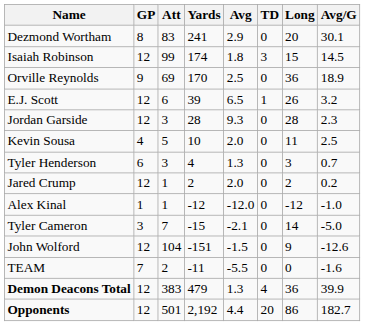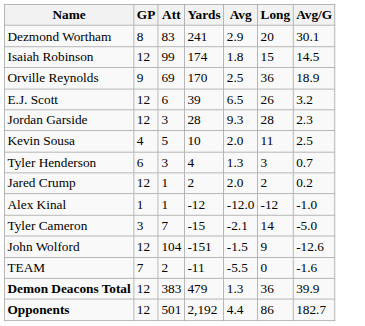- column: (270, 15)
